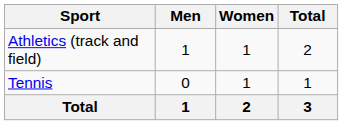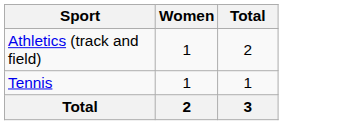- column: (186, 16)
